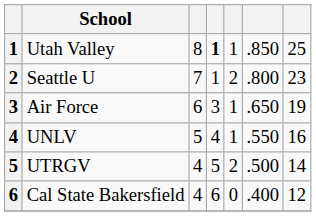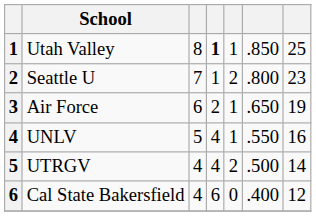(215, 107) 3 -> (215, 107) 2
(215, 166) 5 -> (215, 166) 4
